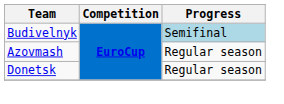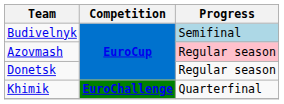(213, 52) no background -> (227, 52) pink background
+ row: (28, 89)
